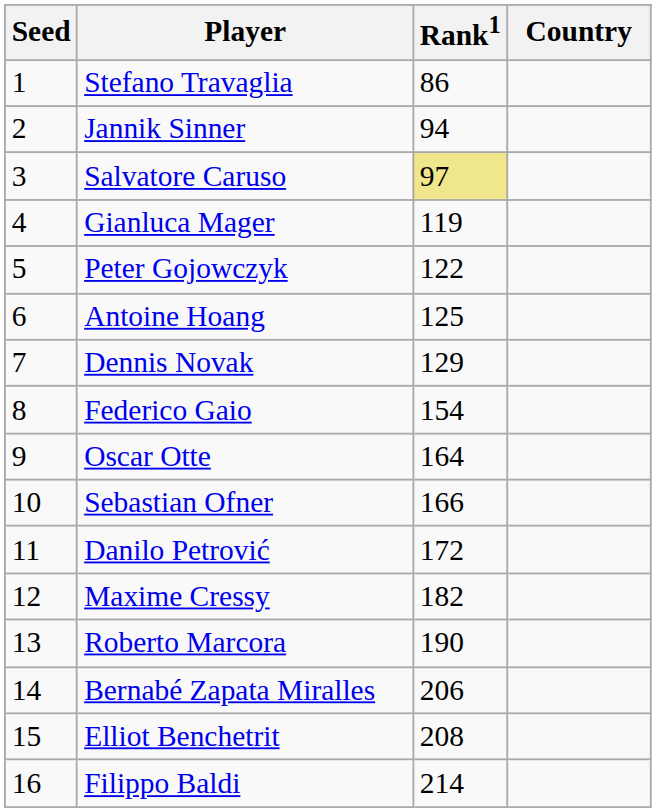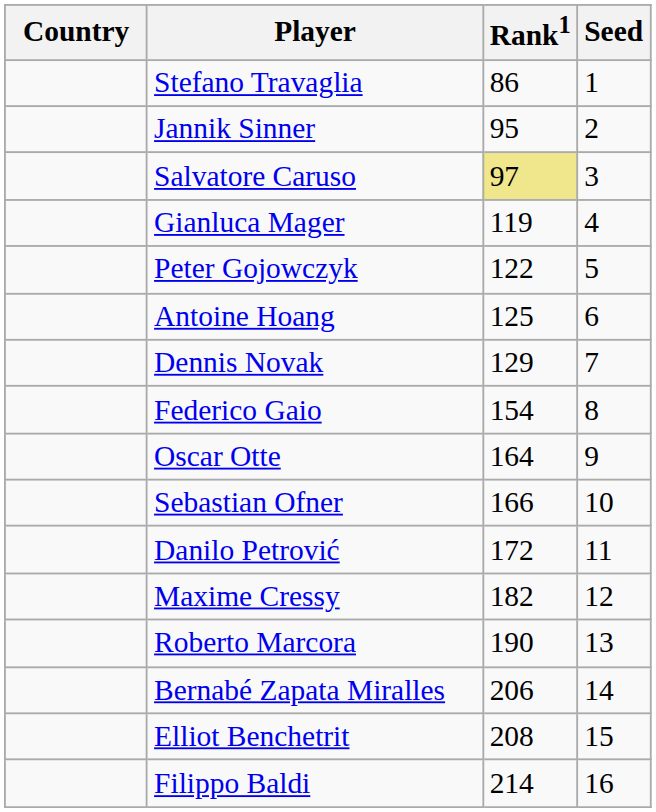columns swapped: (579, 31) <-> (41, 31)
(434, 129) 94 -> (504, 129) 95
